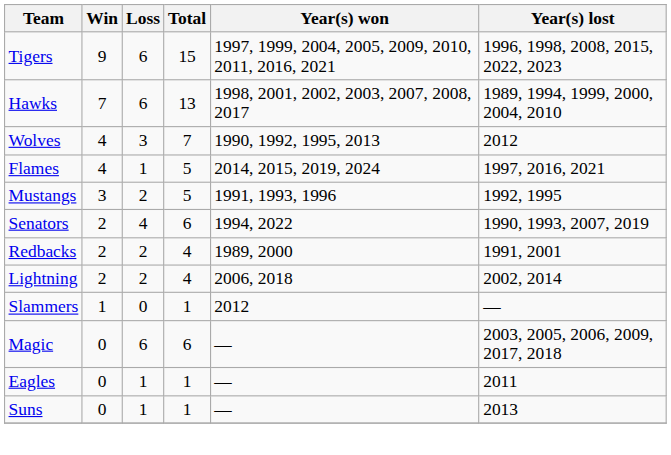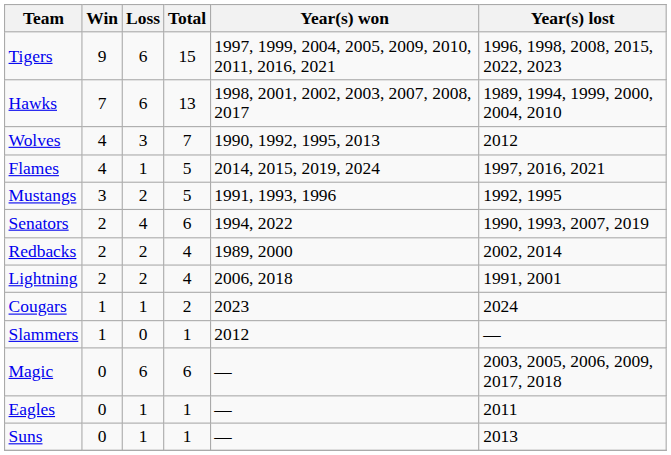(522, 251) 1991, 2001 -> (522, 251) 2002, 2014
(522, 278) 2002, 2014 -> (522, 278) 1991, 2001
+ row: (38, 306)
